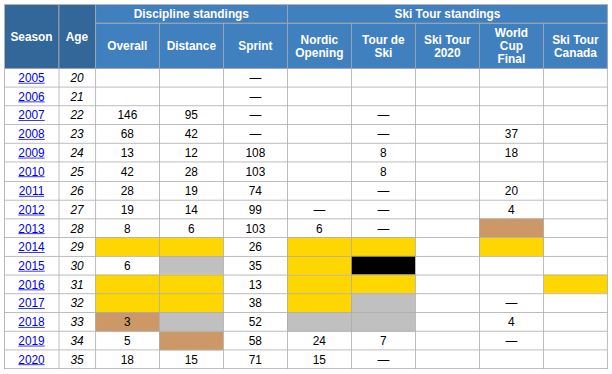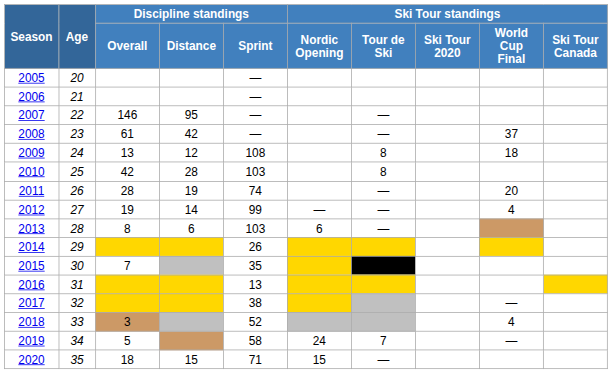(127, 134) 68 -> (127, 134) 61
(127, 266) 6 -> (127, 266) 7
